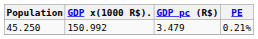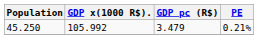(87, 27) 150.992 -> (87, 27) 105.992
